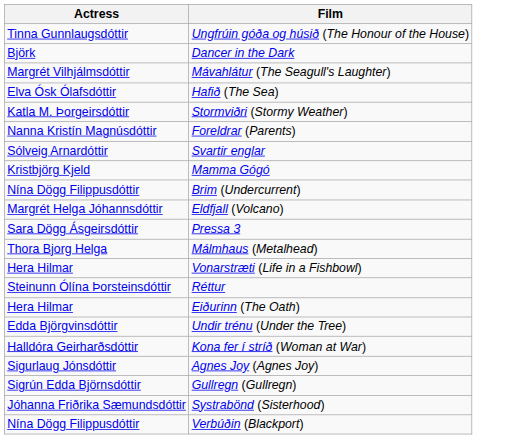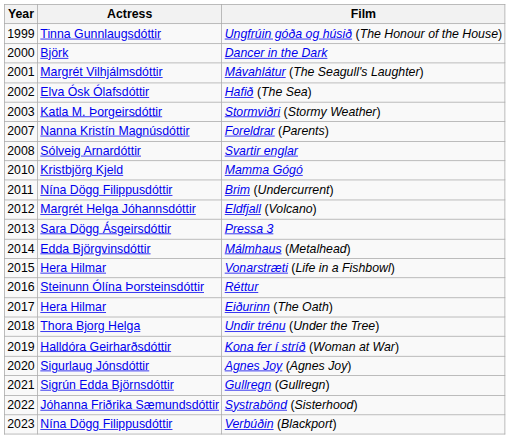+ column: (21, 14)
(57, 248) Thora Bjorg Helga -> (95, 248) Edda Björgvinsdóttir
(62, 326) Edda Björgvinsdóttir -> (90, 326) Thora Bjorg Helga
